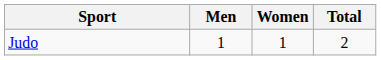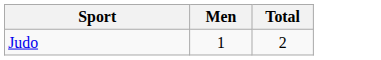- column: (283, 17)
